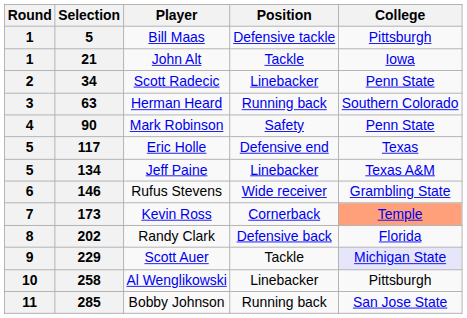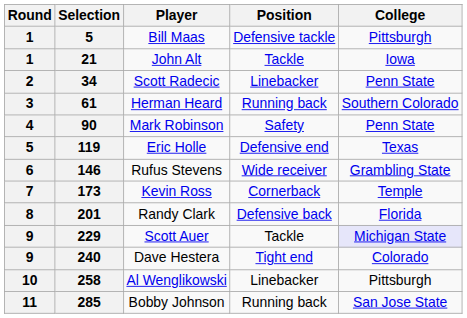(89, 103) 63 -> (89, 103) 61
(89, 147) 117 -> (89, 147) 119
- row: (177, 170)
(400, 214) lightsalmon background -> (400, 192) no background
(89, 236) 202 -> (89, 214) 201
+ row: (177, 258)
